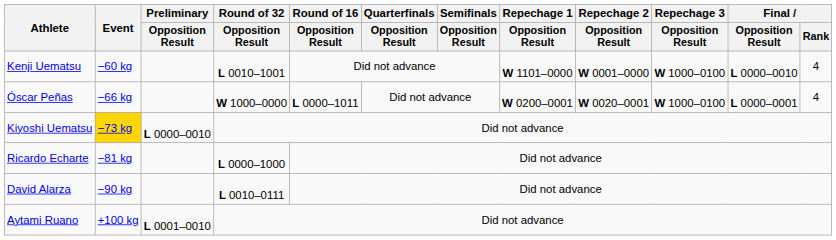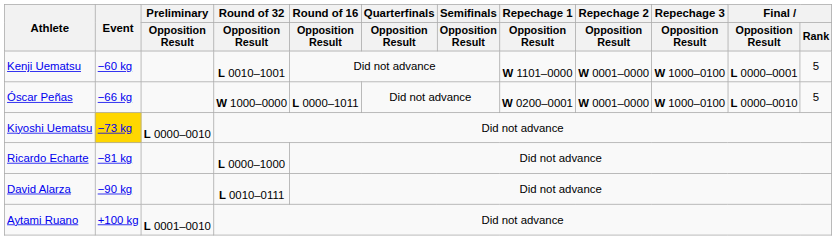(764, 73) L 0000–0010 -> (764, 73) L 0000–0001
(816, 67) 4 -> (816, 67) 5
(614, 104) W 0020–0001 -> (614, 104) W 0001–0000
(764, 104) L 0000–0001 -> (764, 104) L 0000–0010
(816, 97) 4 -> (816, 97) 5
